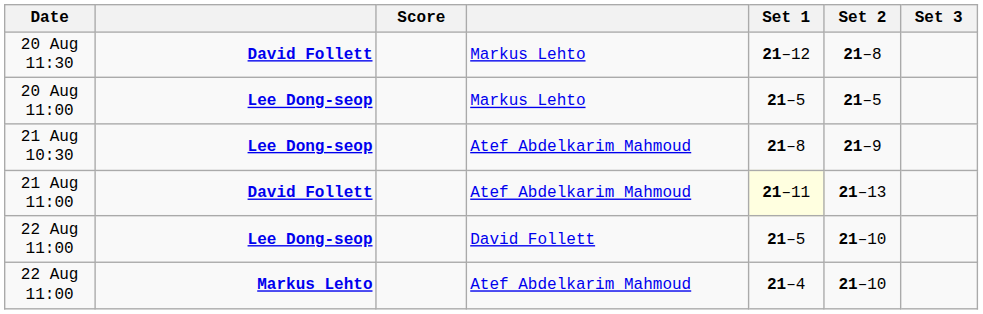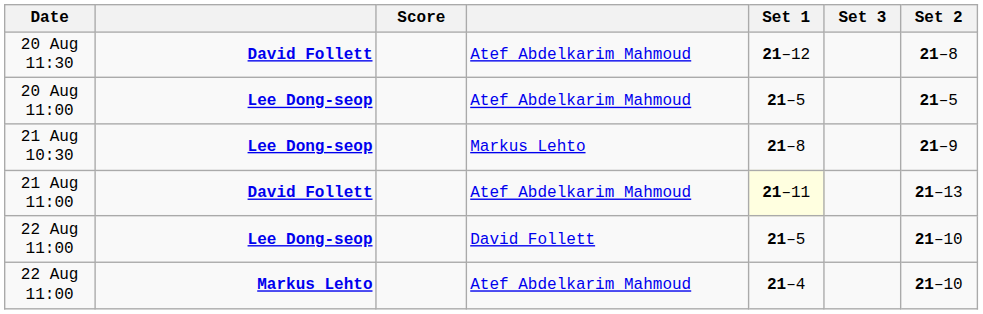columns swapped: (862, 18) <-> (939, 18)
(528, 54) Markus Lehto -> (581, 54) Atef Abdelkarim Mahmoud
(528, 100) Markus Lehto -> (581, 100) Atef Abdelkarim Mahmoud
(581, 147) Atef Abdelkarim Mahmoud -> (528, 147) Markus Lehto
